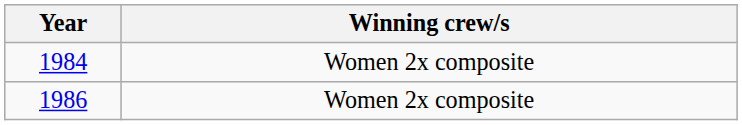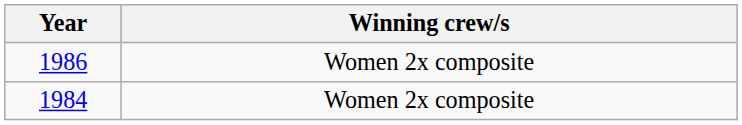rows swapped: (63, 61) <-> (63, 100)
